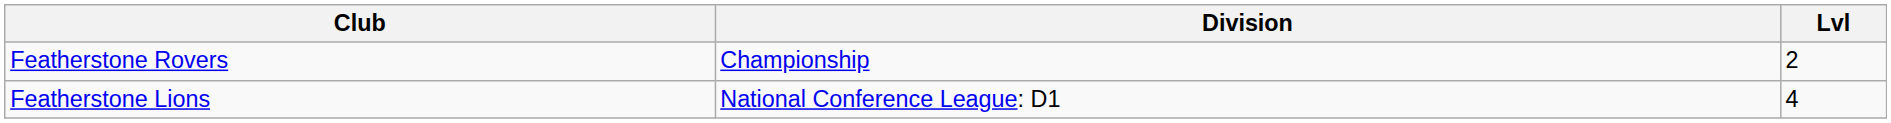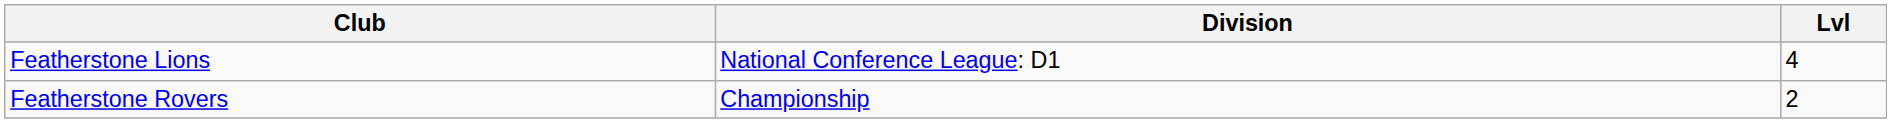rows swapped: (110, 98) <-> (119, 60)
